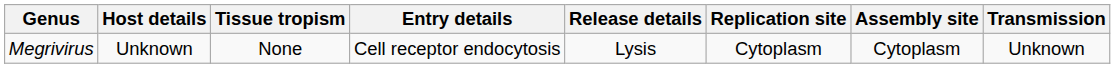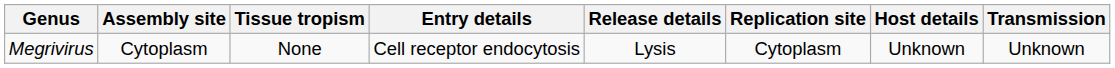columns swapped: (154, 19) <-> (917, 19)
